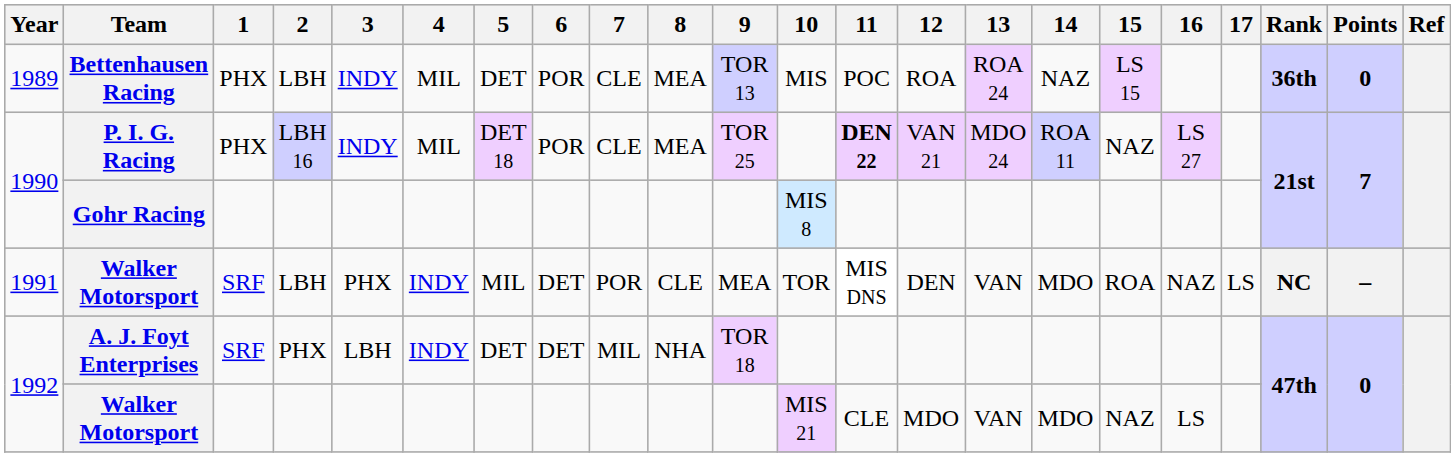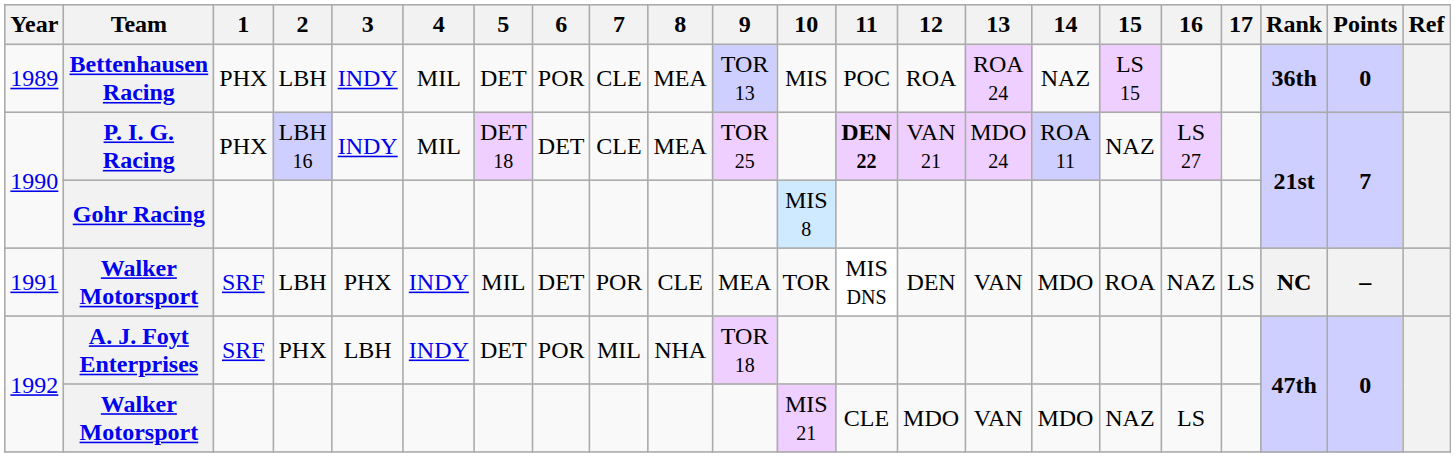(561, 146) POR -> (561, 146) DET
(561, 350) DET -> (561, 350) POR
